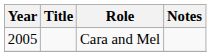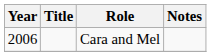(23, 39) 2005 -> (23, 39) 2006
